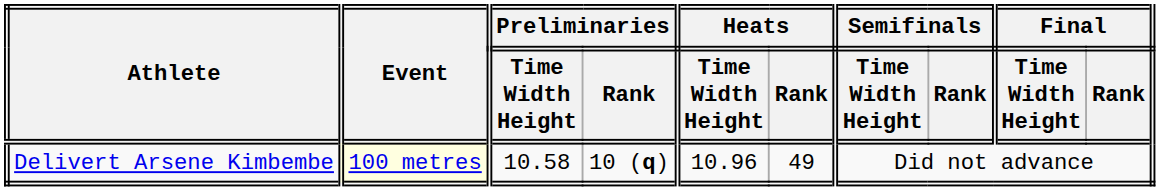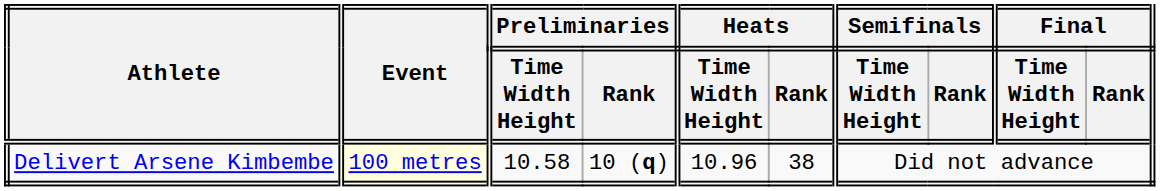(801, 163) 49 -> (801, 163) 38
